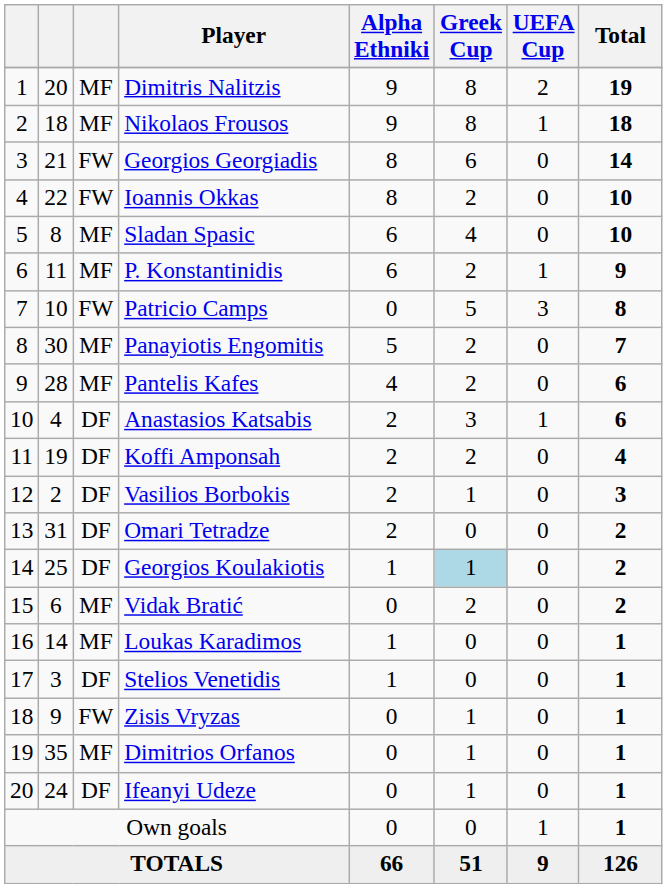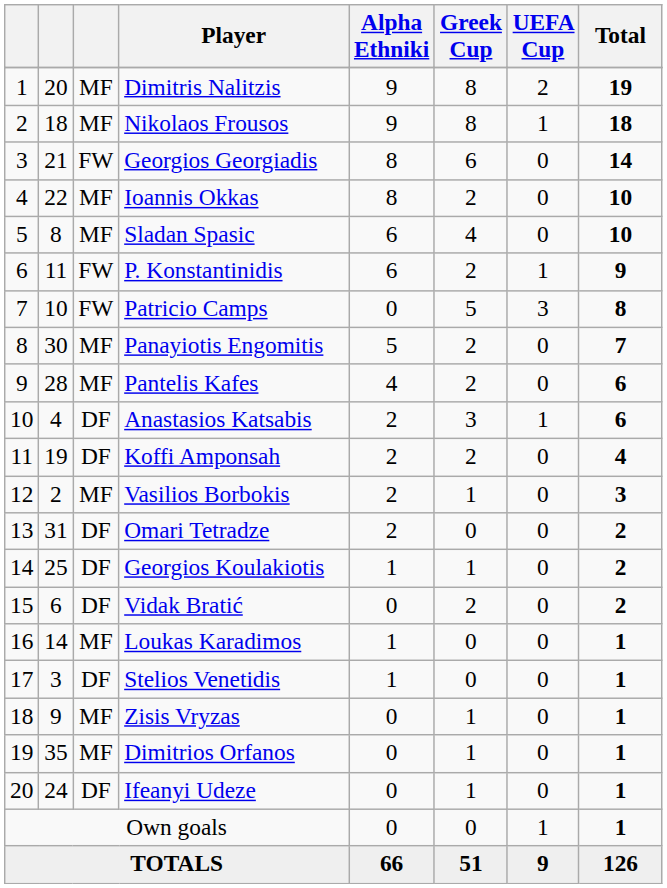(96, 197) FW -> (96, 197) MF
(96, 271) MF -> (96, 271) FW
(96, 493) DF -> (96, 493) MF
(471, 567) lightblue background -> (471, 567) no background
(96, 605) MF -> (96, 605) DF
(96, 716) FW -> (96, 716) MF
